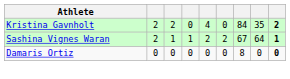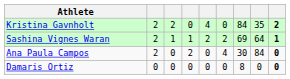(242, 39) 67 -> (242, 39) 69
+ row: (48, 53)
